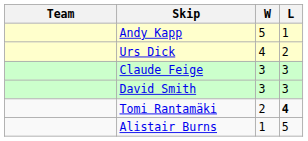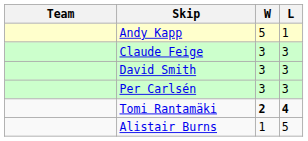- row: (147, 52)
+ row: (158, 89)
(262, 108) normal -> (262, 108) bold
